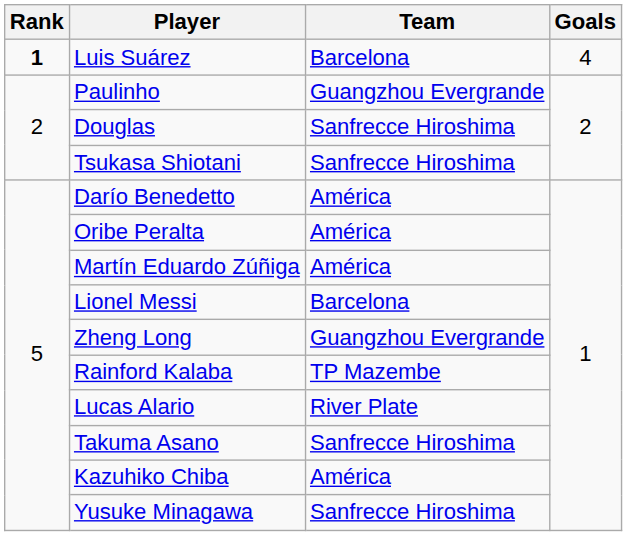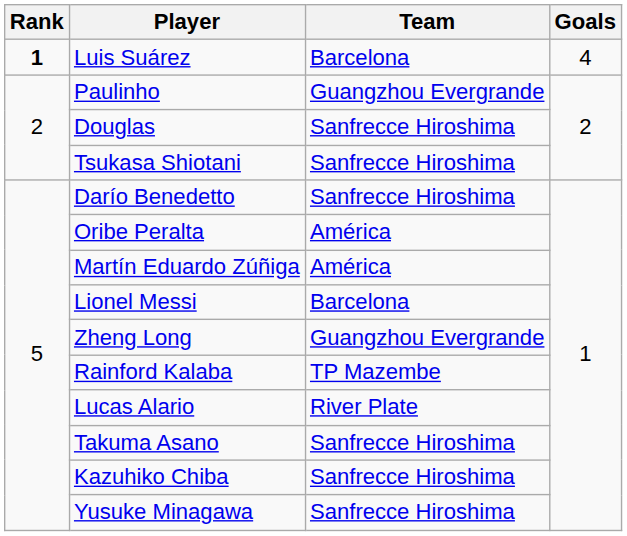(350, 197) América -> (412, 197) Sanfrecce Hiroshima
(350, 477) América -> (412, 477) Sanfrecce Hiroshima
